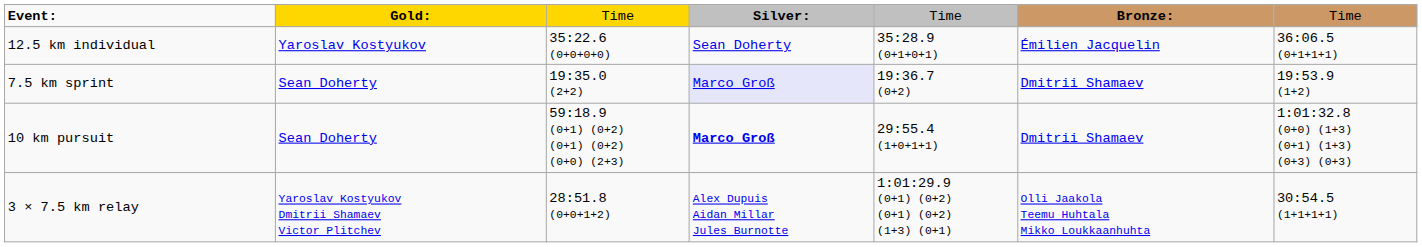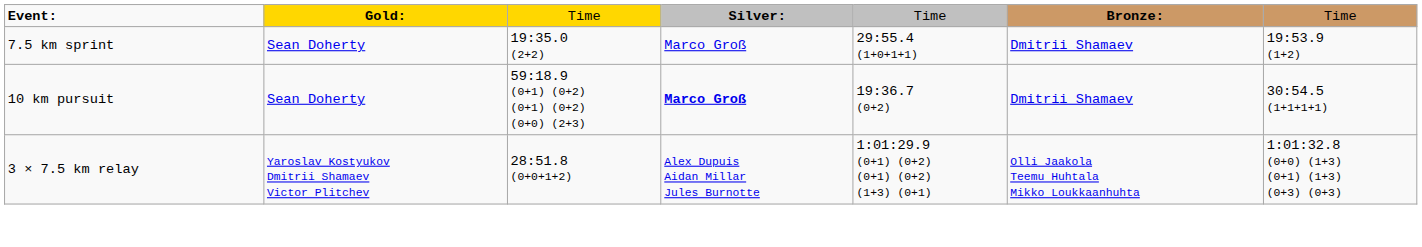- row: (82, 46)
(734, 84) lavender background -> (705, 46) no background
(906, 83) 19:36.7 (0+2) -> (887, 45) 29:55.4 (1+0+1+1)
(908, 137) 29:55.4 (1+0+1+1) -> (885, 99) 19:36.7 (0+2)
(1314, 137) 1:01:32.8 (0+0) (1+3) (0+1) (1+3) (0+3) (0+3) -> (1297, 99) 30:54.5 (1+1+1+1)
(1308, 206) 30:54.5 (1+1+1+1) -> (1304, 168) 1:01:32.8 (0+0) (1+3) (0+1) (1+3) (0+3) (0+3)
